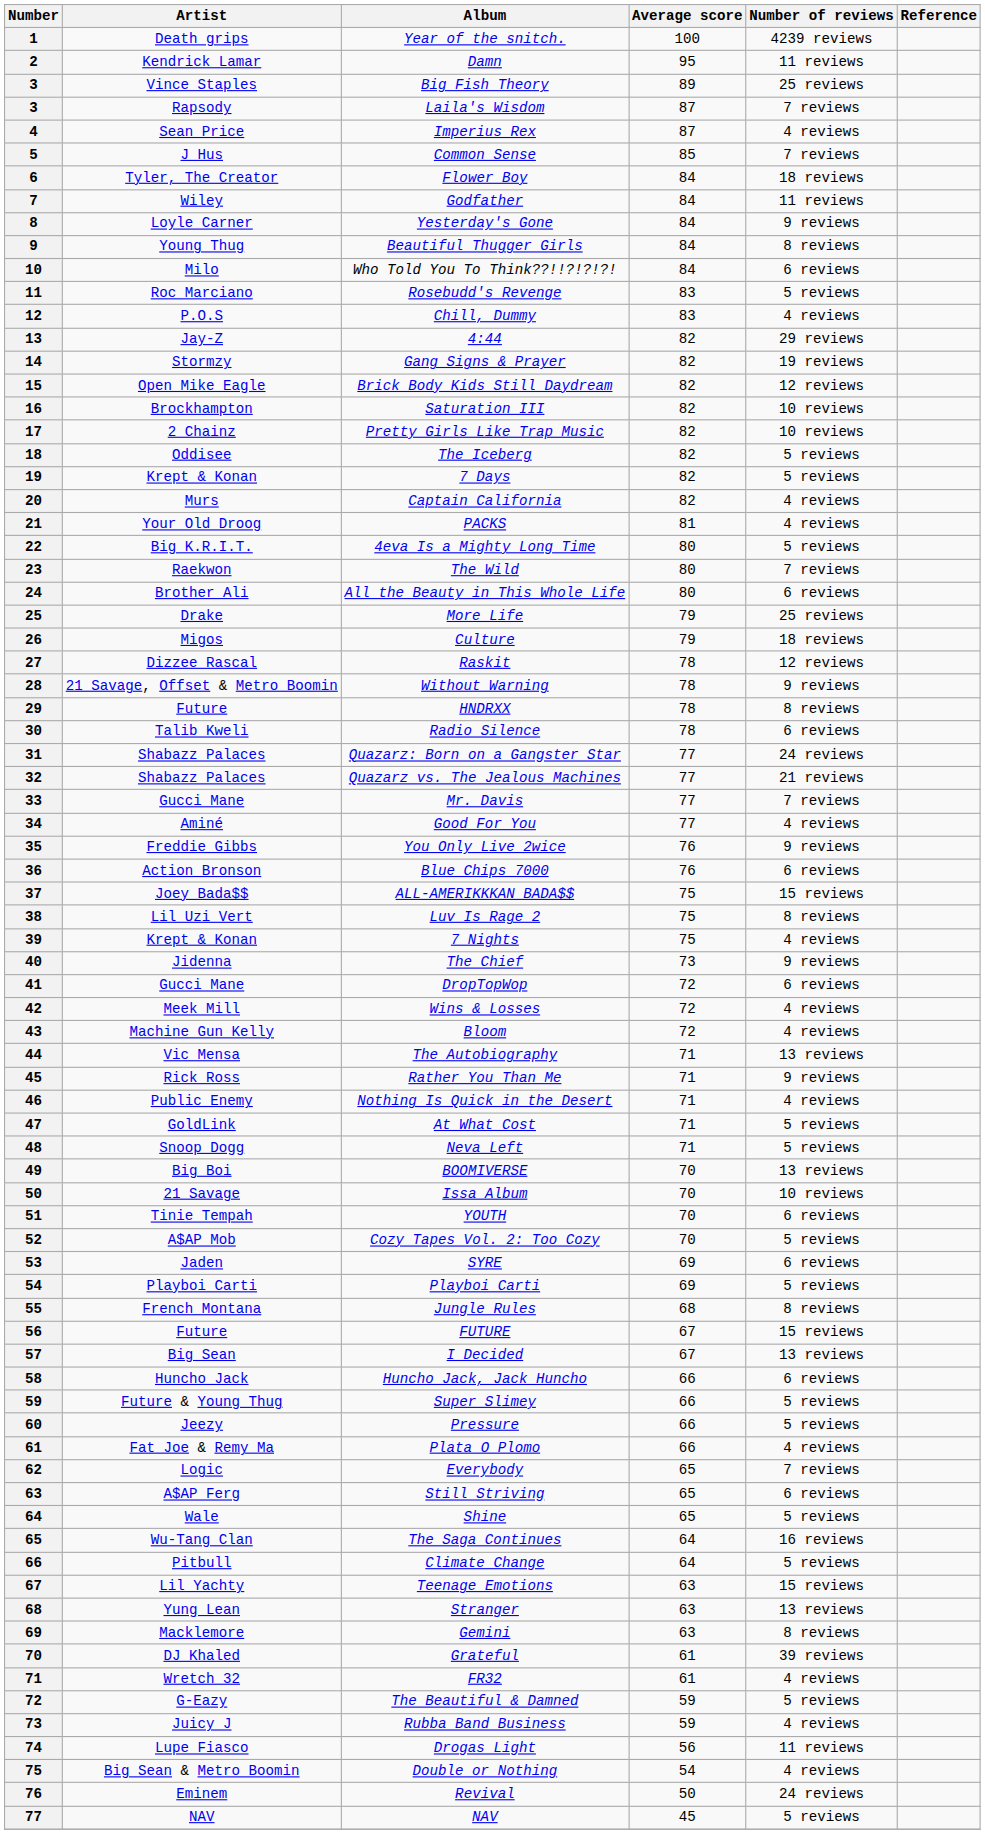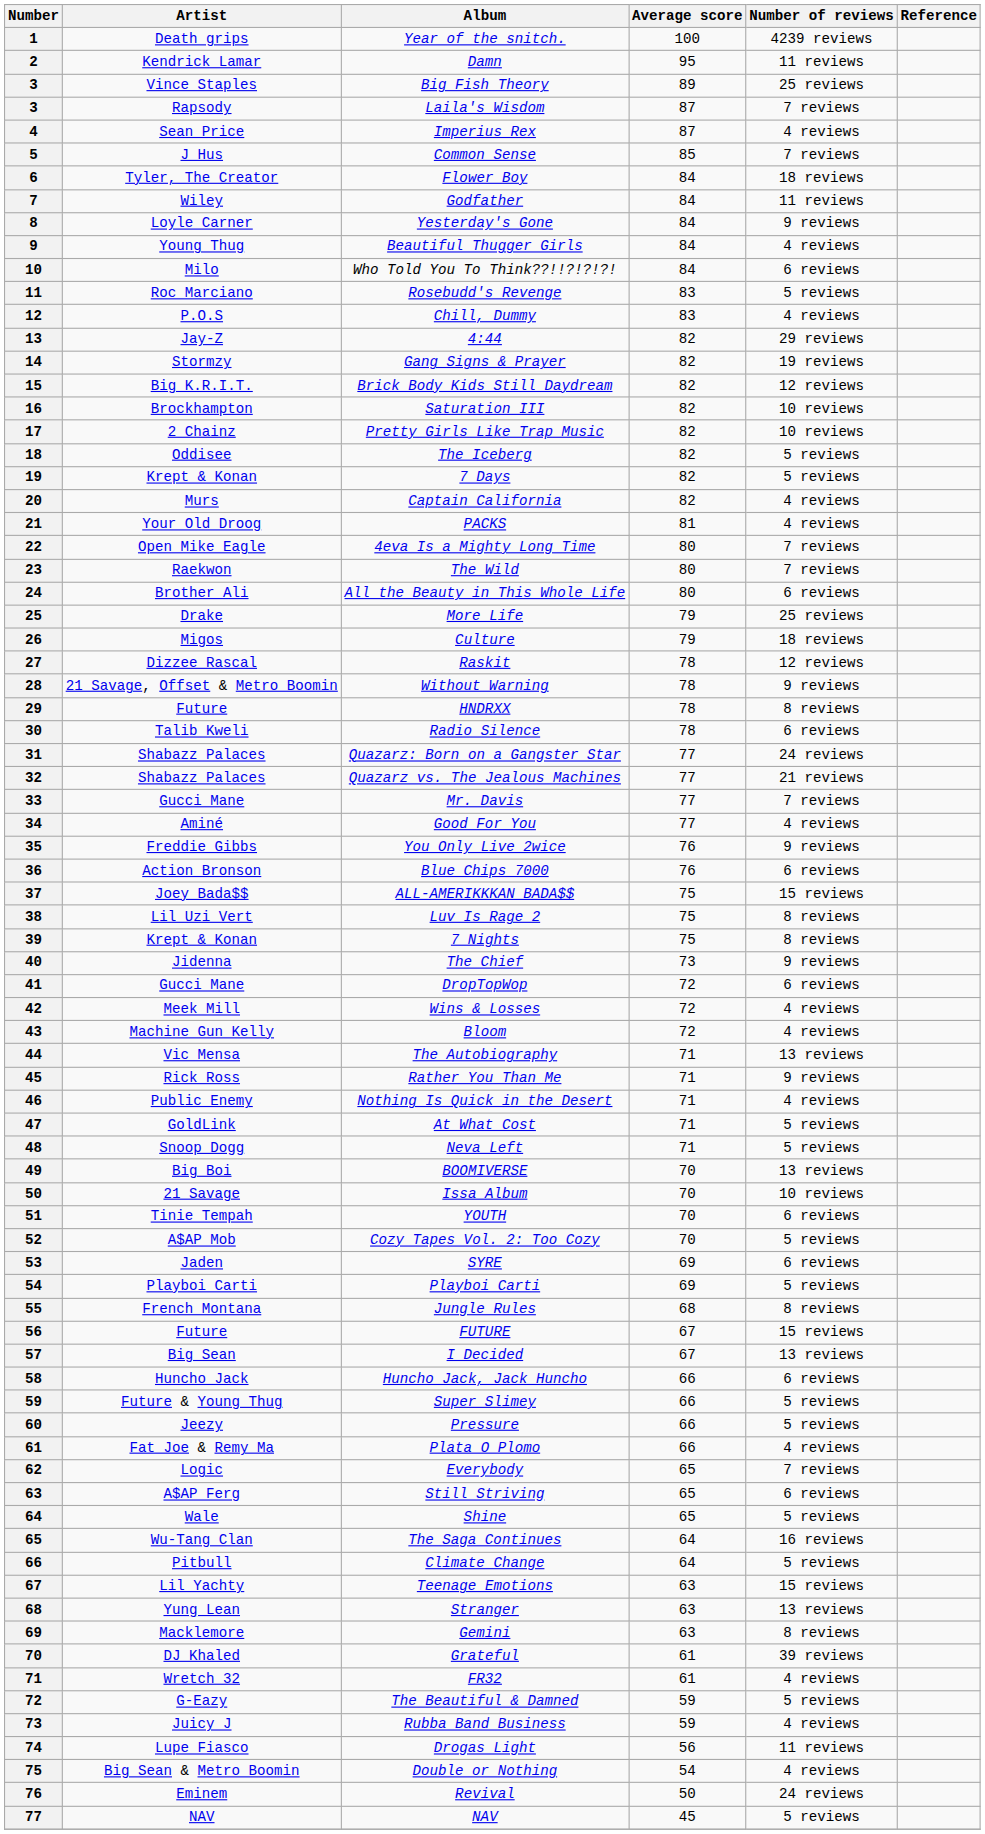(822, 247) 8 reviews -> (822, 247) 4 reviews
(202, 386) Open Mike Eagle -> (202, 386) Big K.R.I.T.
(202, 547) Big K.R.I.T. -> (202, 547) Open Mike Eagle
(822, 547) 5 reviews -> (822, 547) 7 reviews
(822, 940) 4 reviews -> (822, 940) 8 reviews
